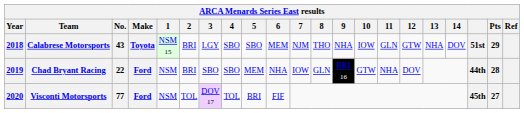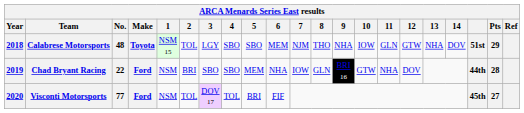(120, 46) 43 -> (120, 46) 48
(189, 46) BRI -> (189, 46) TOL
